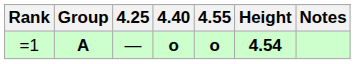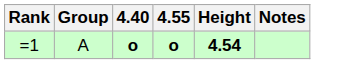- column: (133, 17)
(83, 44) bold -> (83, 44) normal
